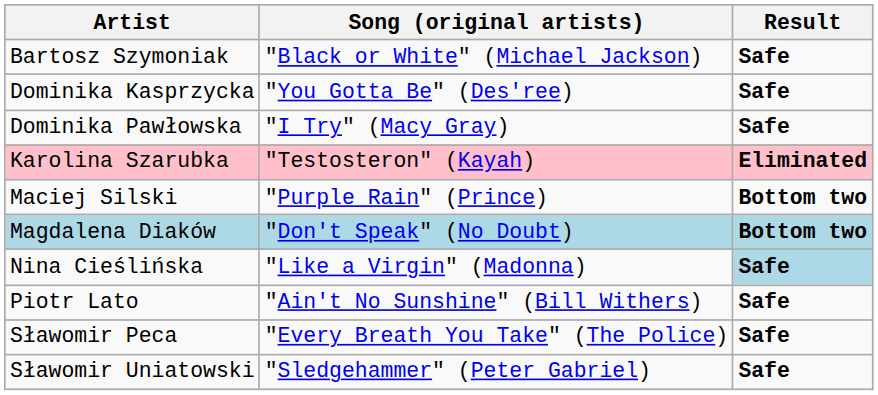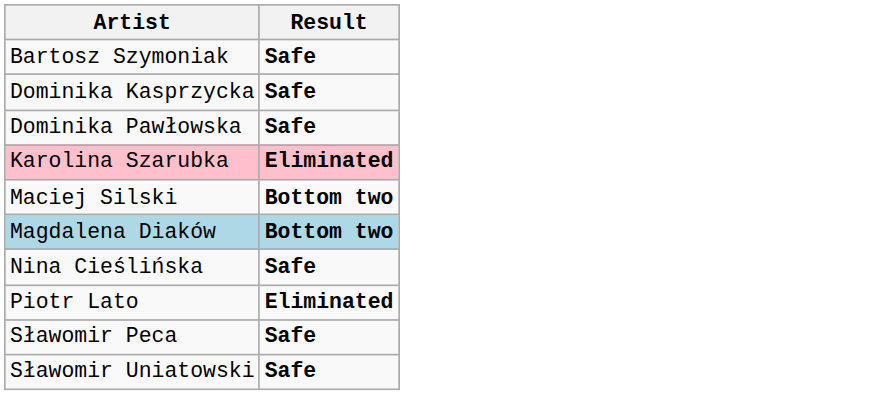- column: (496, 22)
(764, 267) lightblue background -> (290, 267) no background
(764, 302) Safe -> (329, 302) Eliminated
